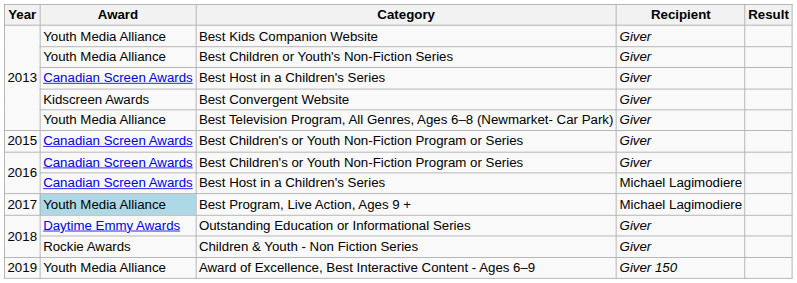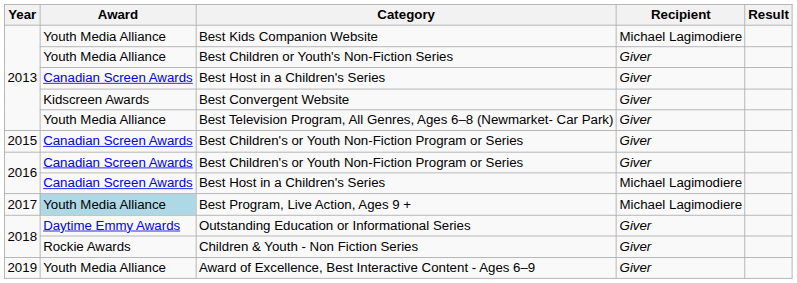(635, 36) Giver -> (681, 36) Michael Lagimodiere
(648, 267) Giver 150 -> (635, 267) Giver
